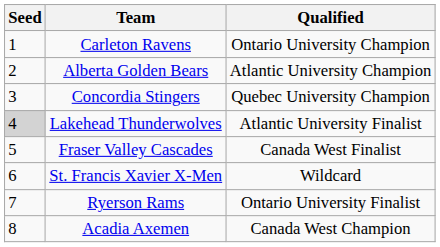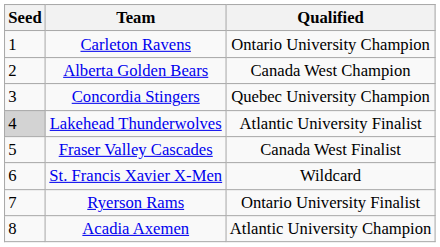(331, 70) Atlantic University Champion -> (331, 70) Canada West Champion
(331, 228) Canada West Champion -> (331, 228) Atlantic University Champion
